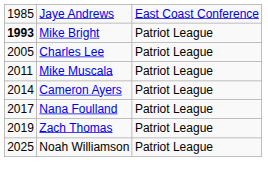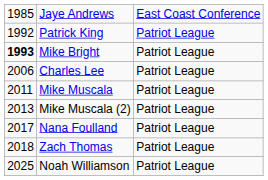+ row: (71, 33)
(20, 52) 2005 -> (20, 71) 2006
+ row: (85, 109)
- row: (81, 90)
(20, 128) 2019 -> (20, 147) 2018
